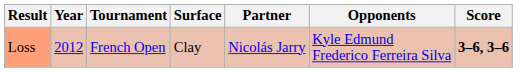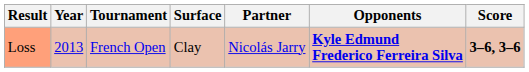(69, 47) 2012 -> (69, 47) 2013
(382, 47) normal -> (388, 47) bold
